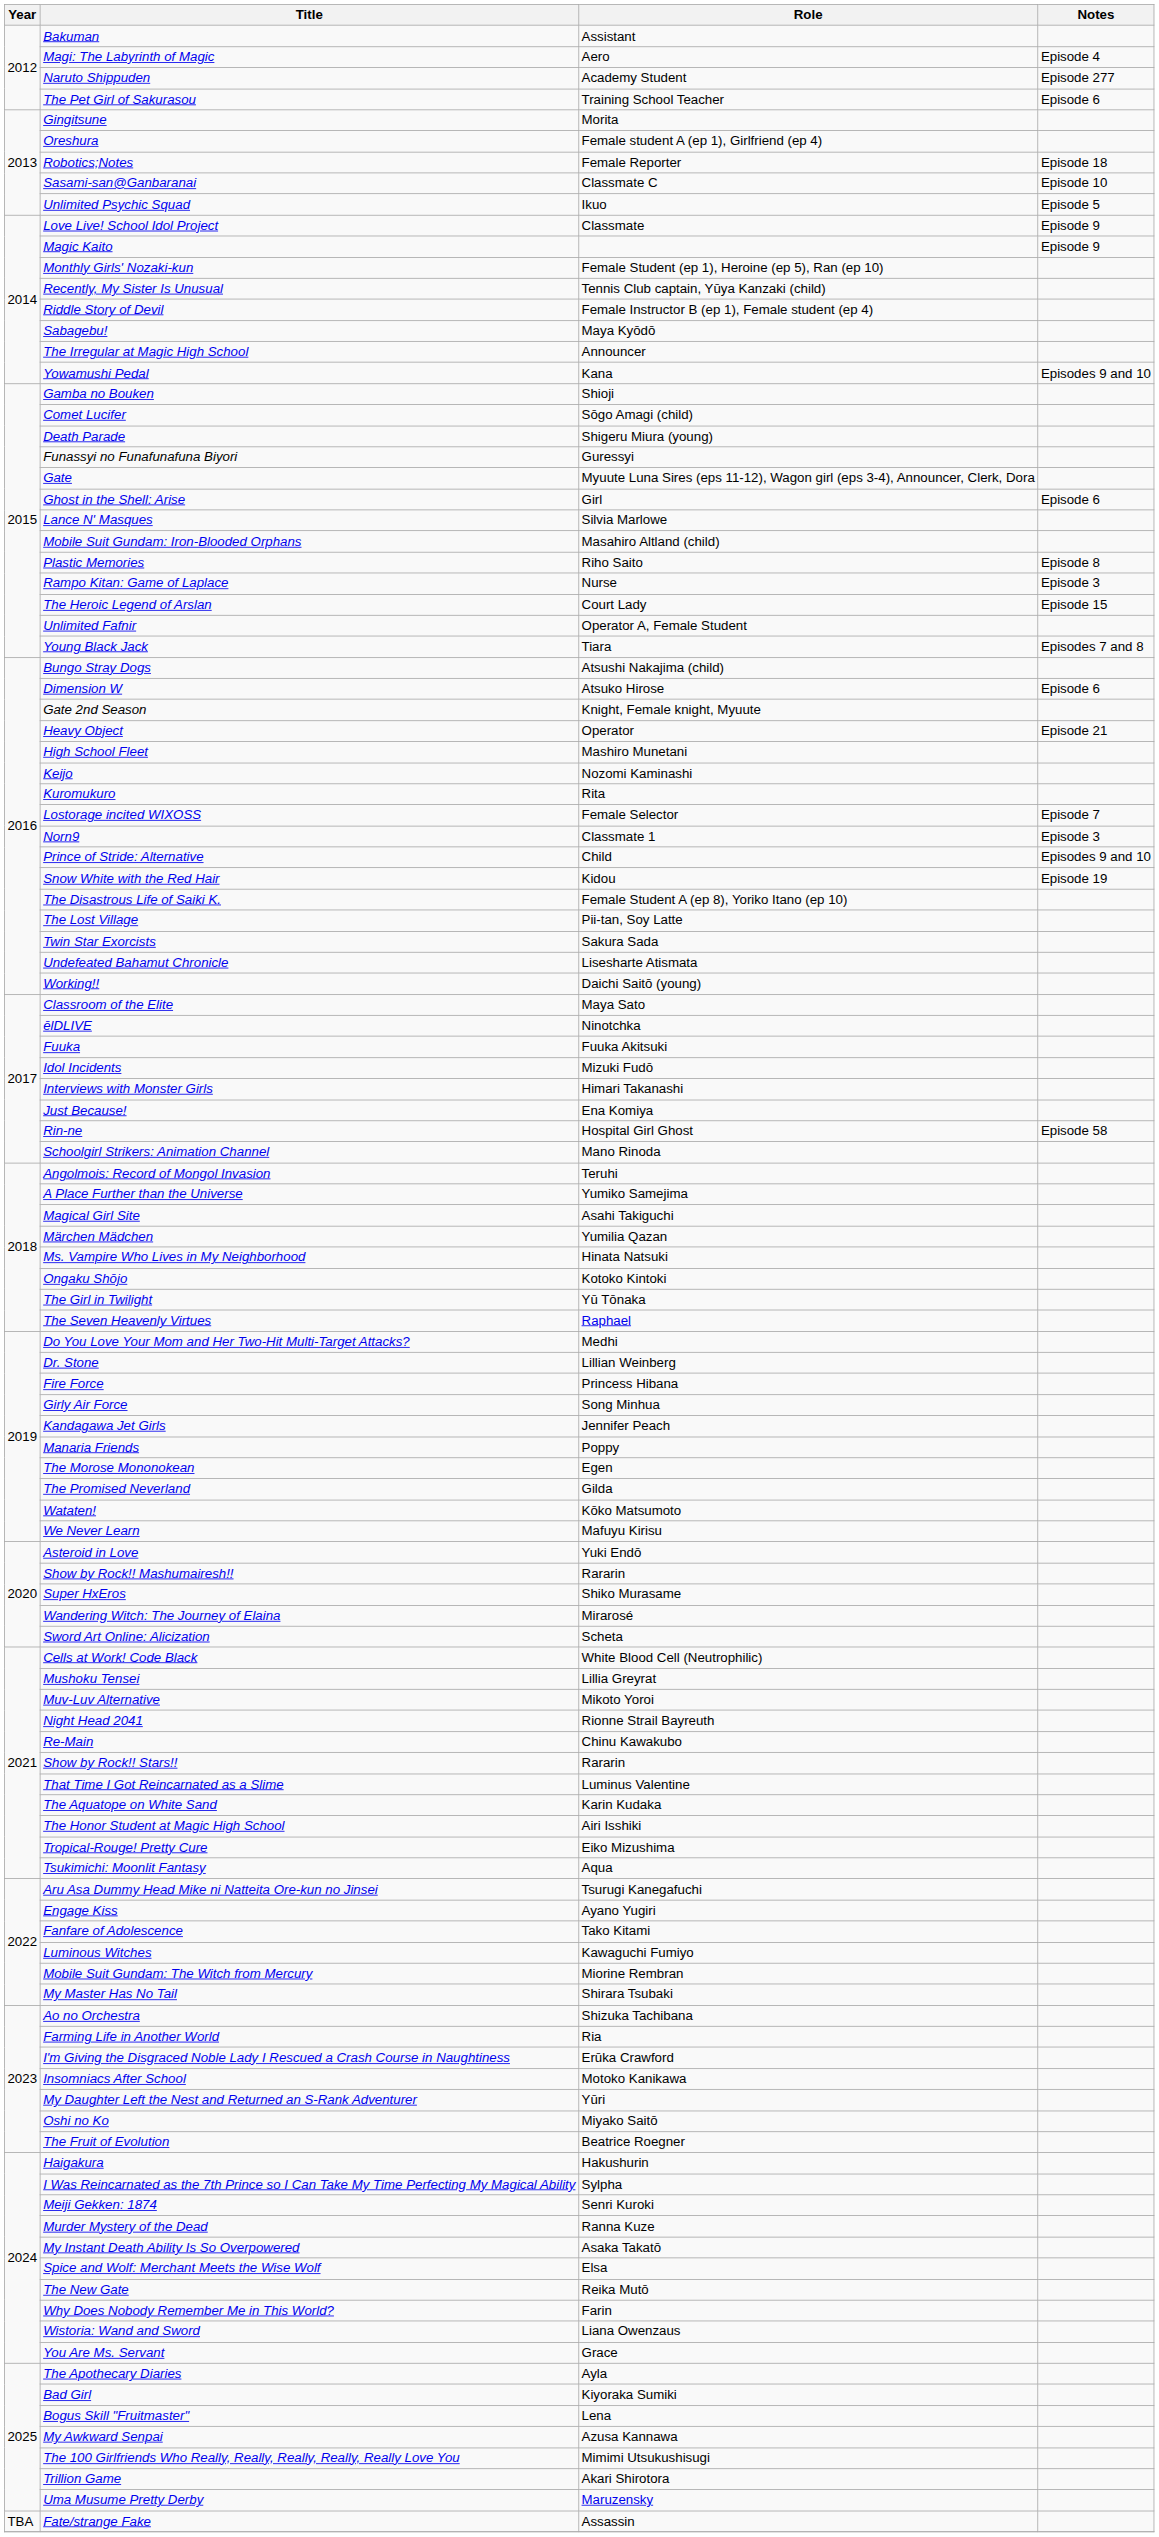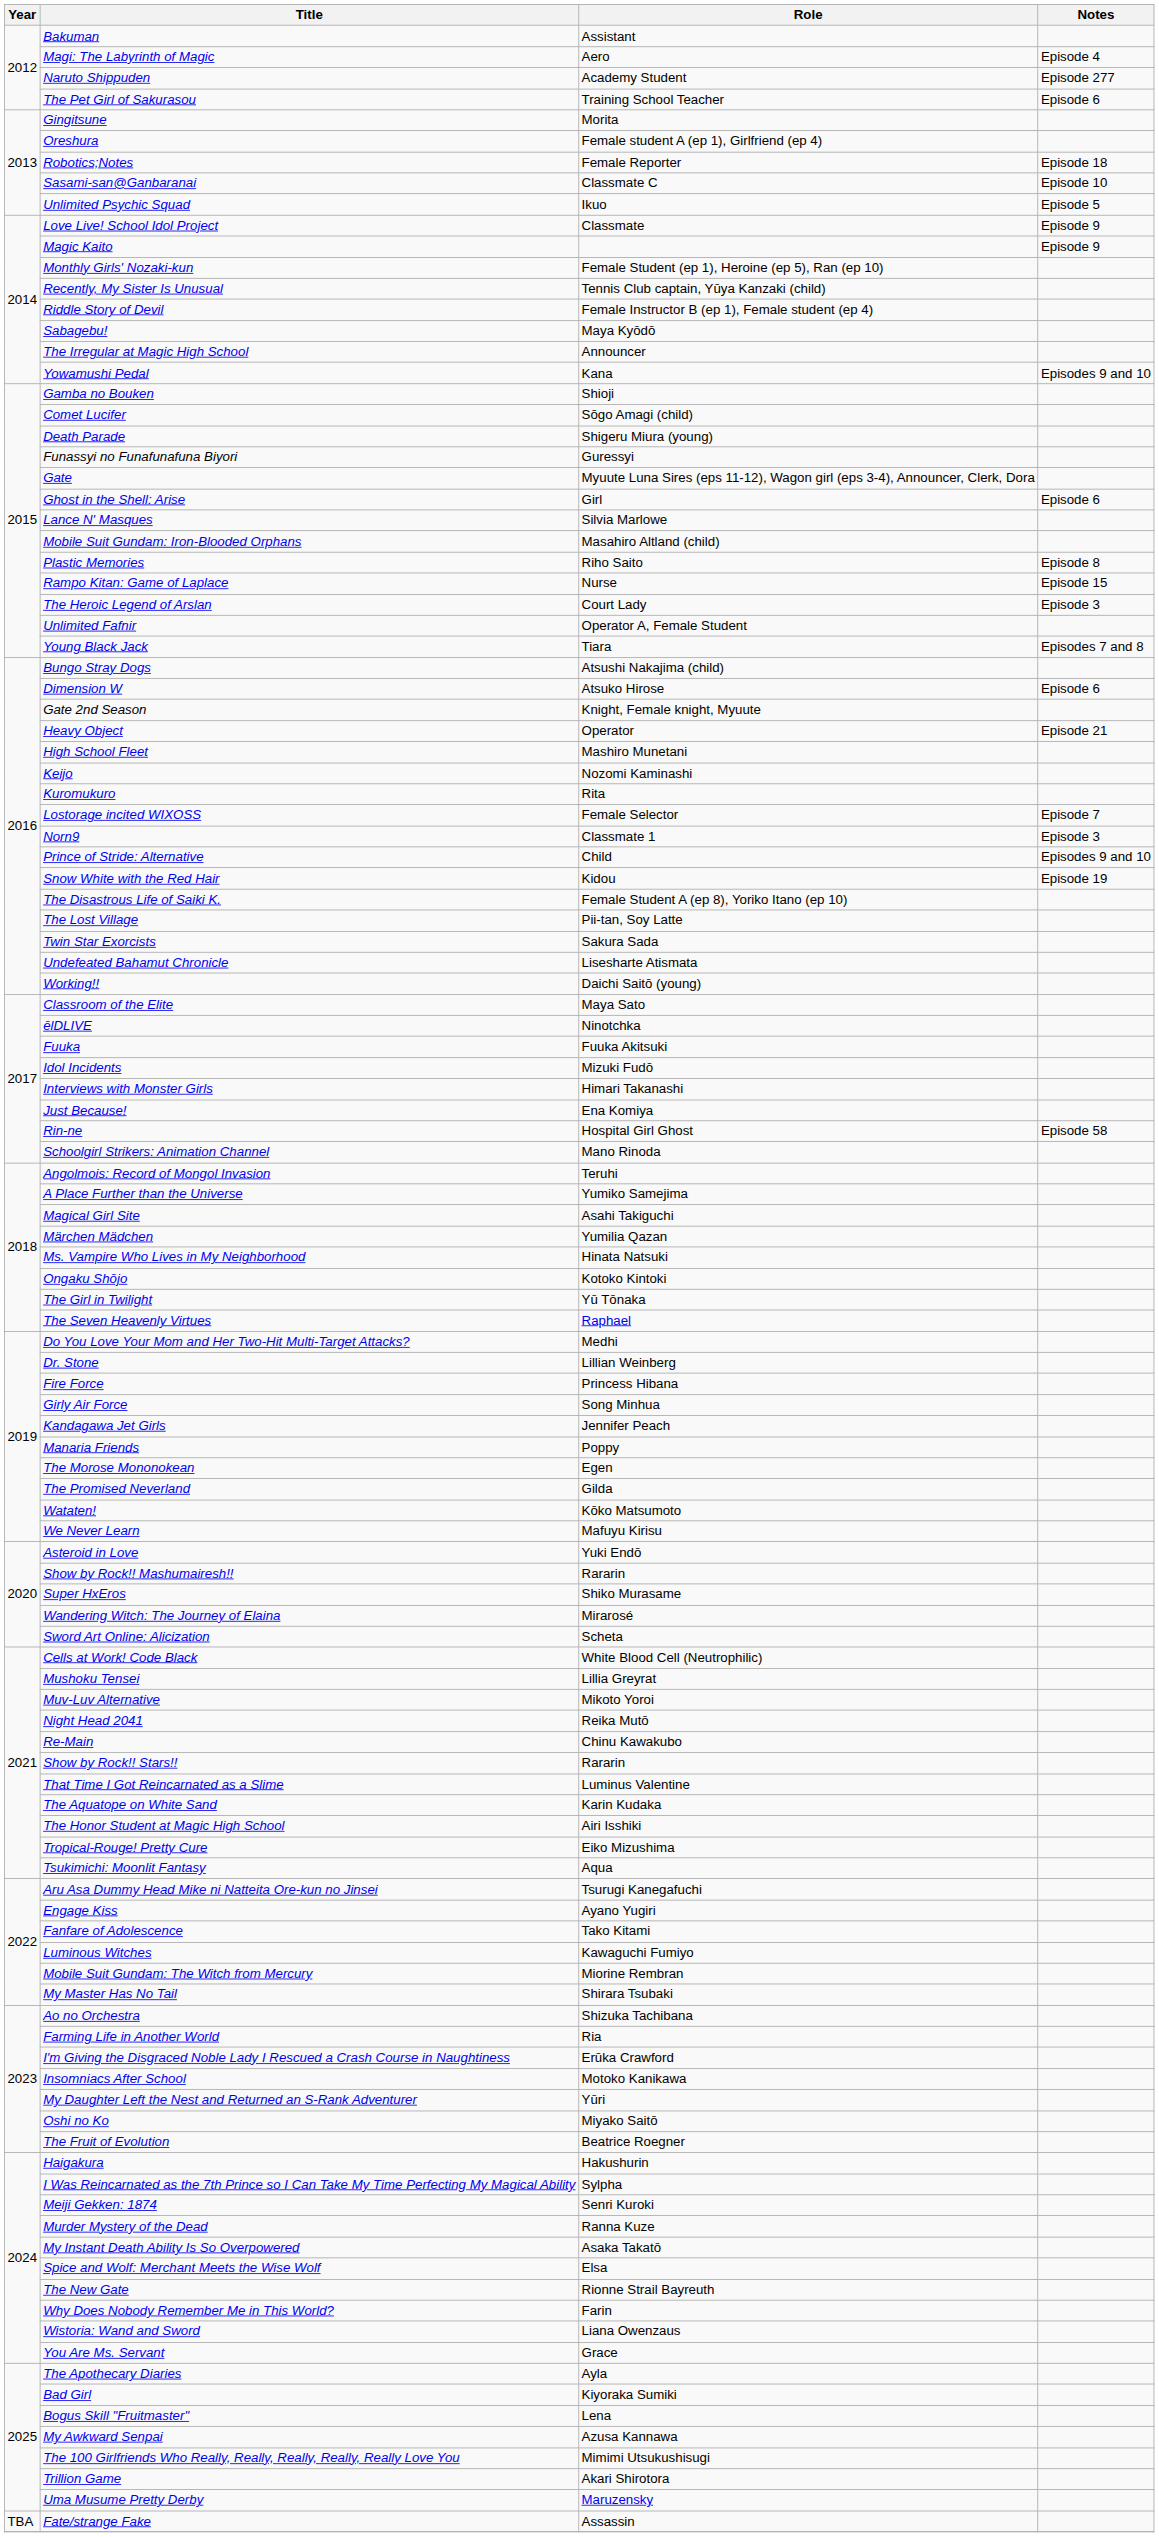(1070, 583) Episode 3 -> (1074, 583) Episode 15
(1074, 604) Episode 15 -> (1070, 604) Episode 3
(648, 1720) Rionne Strail Bayreuth -> (615, 1720) Reika Mutō
(615, 2289) Reika Mutō -> (648, 2289) Rionne Strail Bayreuth
